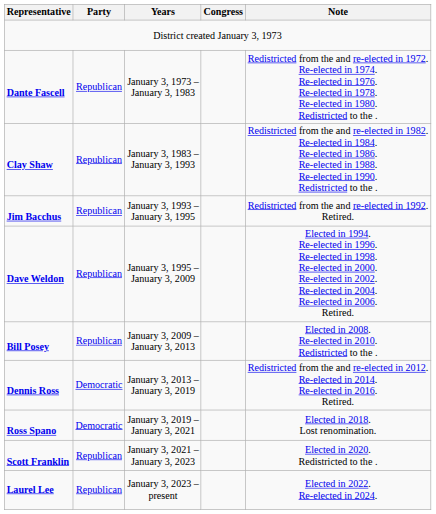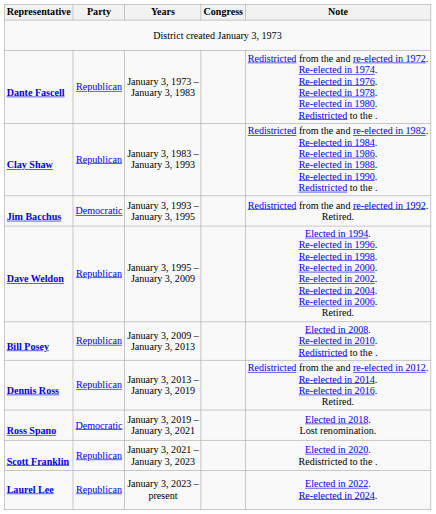(99, 211) Republican -> (99, 211) Democratic
(99, 385) Democratic -> (99, 385) Republican
